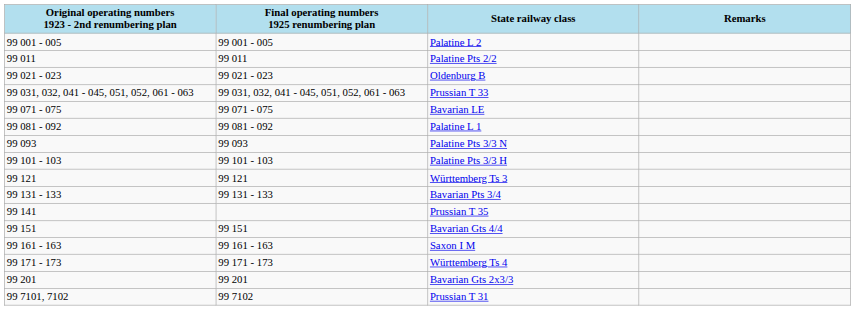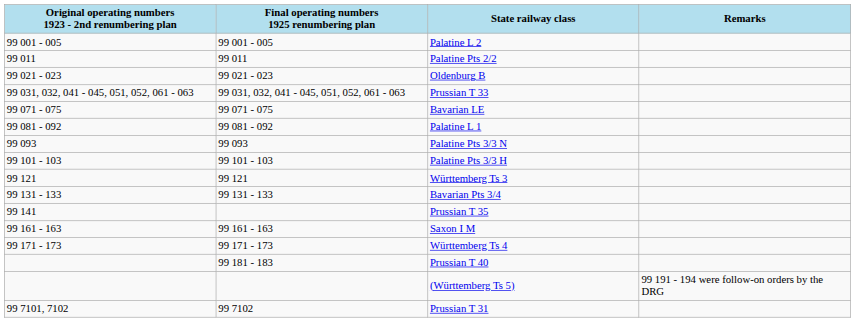- row: (466, 229)
+ row: (459, 263)
+ row: (472, 286)
- row: (472, 280)
